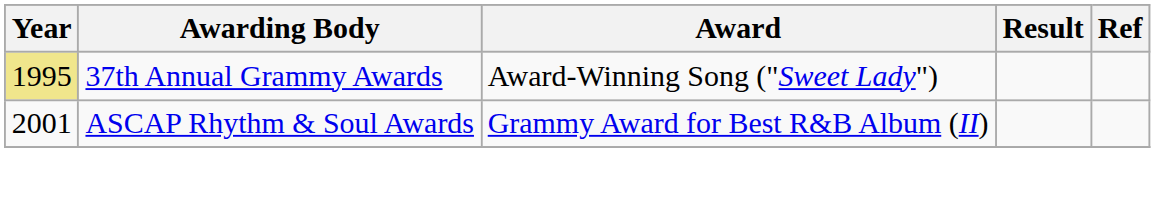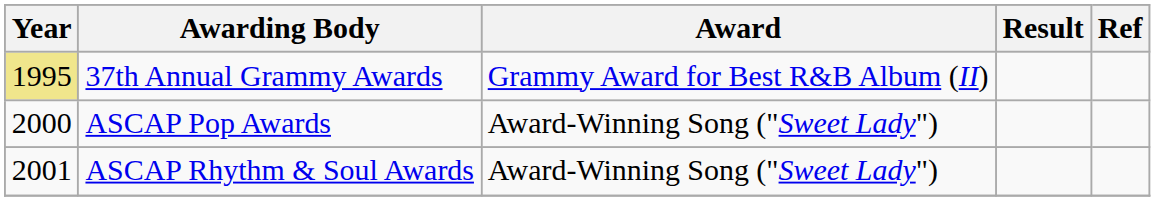(713, 75) Award-Winning Song ("Sweet Lady") -> (738, 75) Grammy Award for Best R&B Album (II)
+ row: (208, 123)
(738, 123) Grammy Award for Best R&B Album (II) -> (713, 170) Award-Winning Song ("Sweet Lady")
